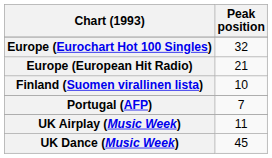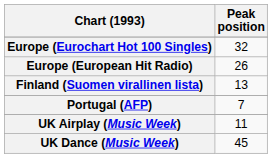(241, 66) 21 -> (241, 66) 26
(241, 85) 10 -> (241, 85) 13
